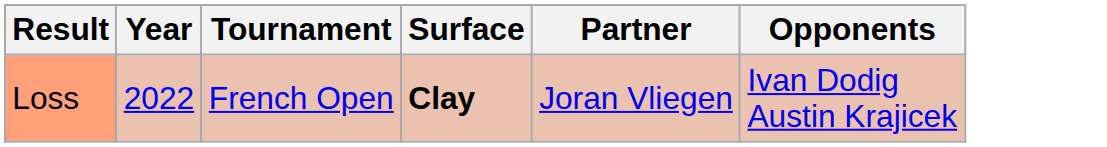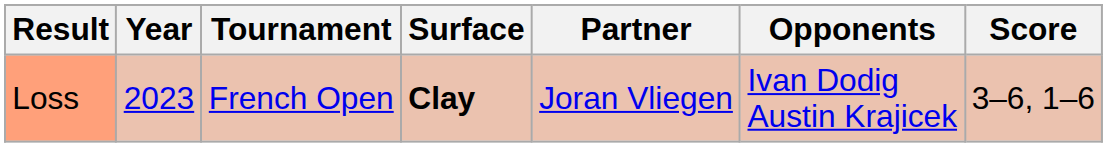+ column: (1033, 29)
(159, 97) 2022 -> (159, 97) 2023
